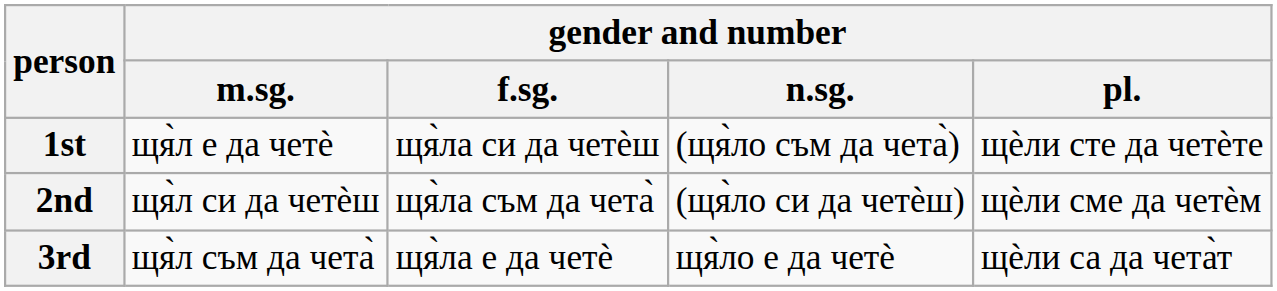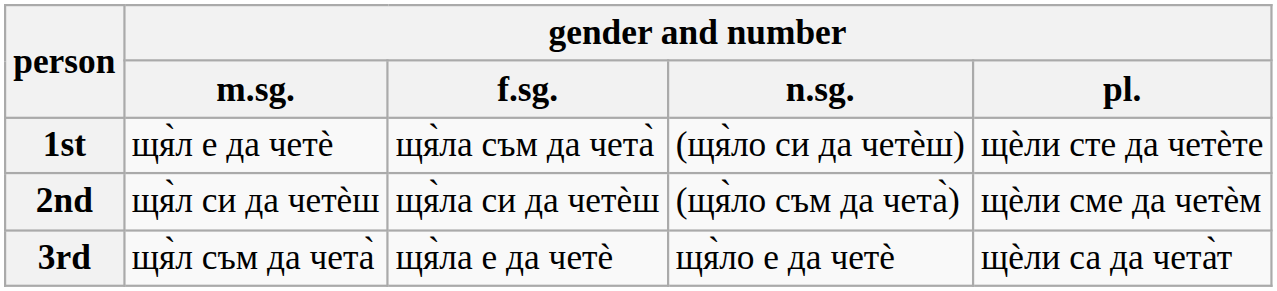(528, 144) щя̀лa си да четѐш -> (525, 144) щя̀лa съм да чета̀
(818, 144) (щя̀лo съм да чета̀) -> (820, 144) (щя̀лo си да четѐш)
(525, 200) щя̀лa съм да чета̀ -> (528, 200) щя̀лa си да четѐш
(820, 200) (щя̀лo си да четѐш) -> (818, 200) (щя̀лo съм да чета̀)
